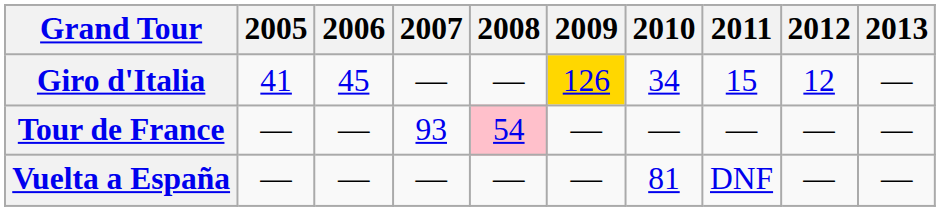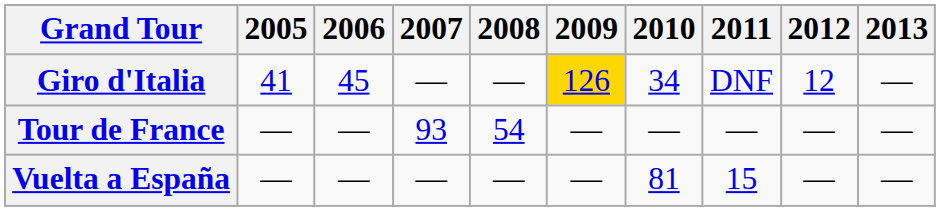(742, 79) 15 -> (742, 79) DNF
(509, 129) pink background -> (509, 129) no background
(742, 179) DNF -> (742, 179) 15
